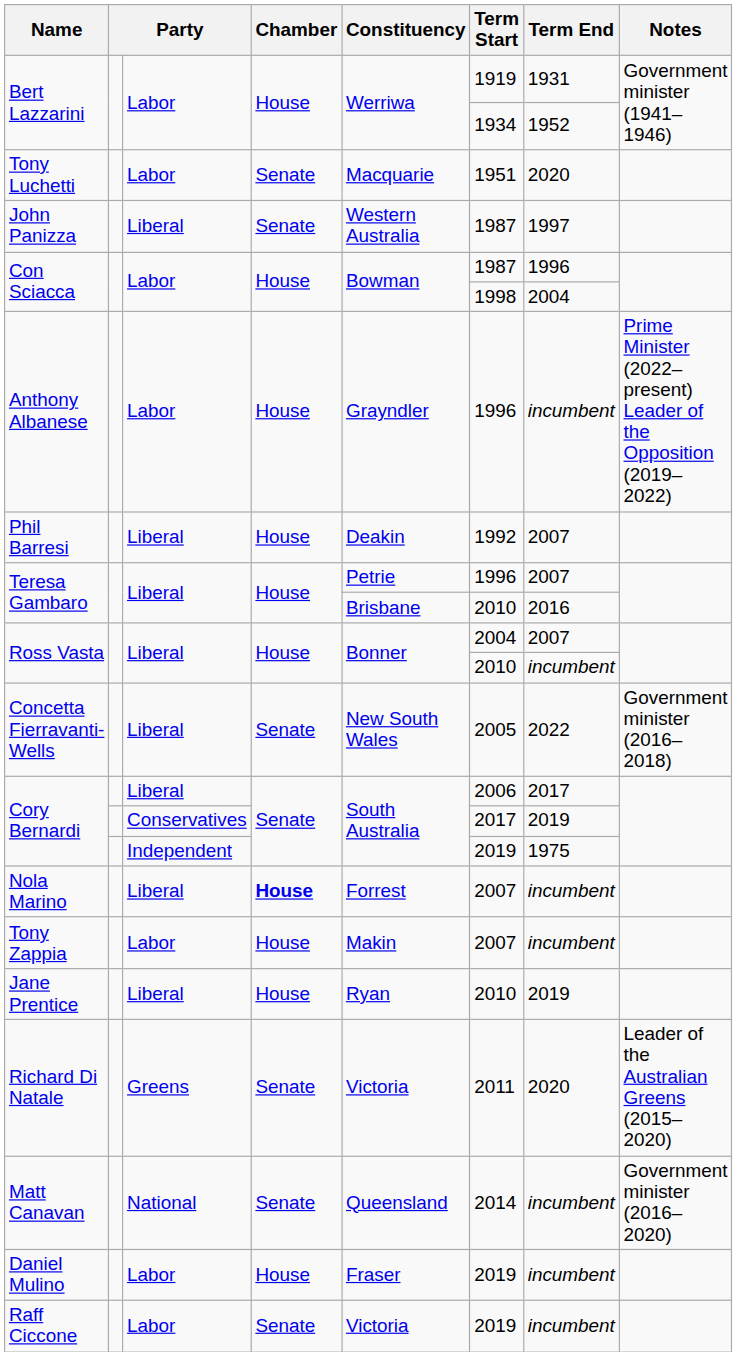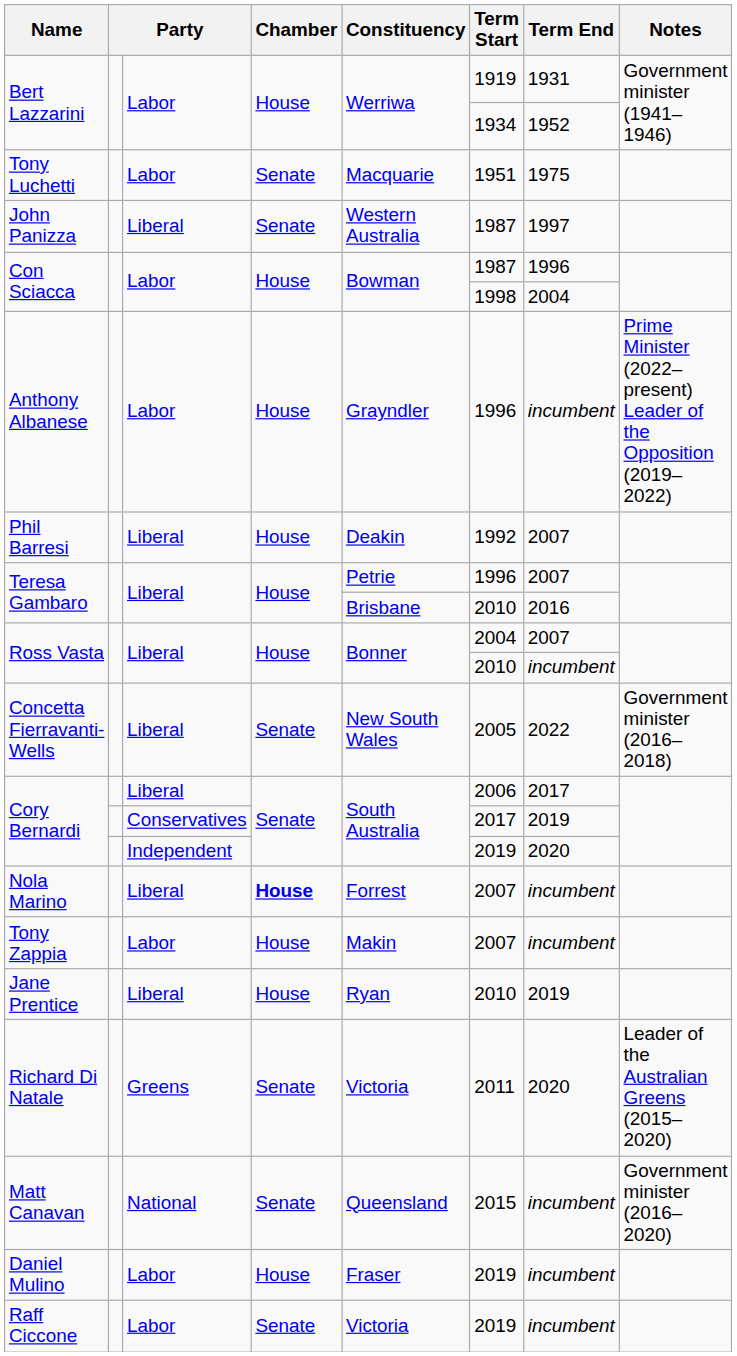(549, 174) 2020 -> (549, 174) 1975
(549, 850) 1975 -> (549, 850) 2020
(495, 1202) 2014 -> (495, 1202) 2015
